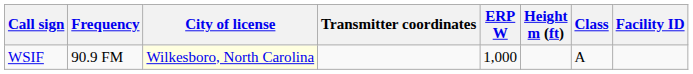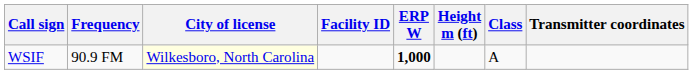columns swapped: (650, 24) <-> (399, 24)
(500, 57) normal -> (414, 57) bold
